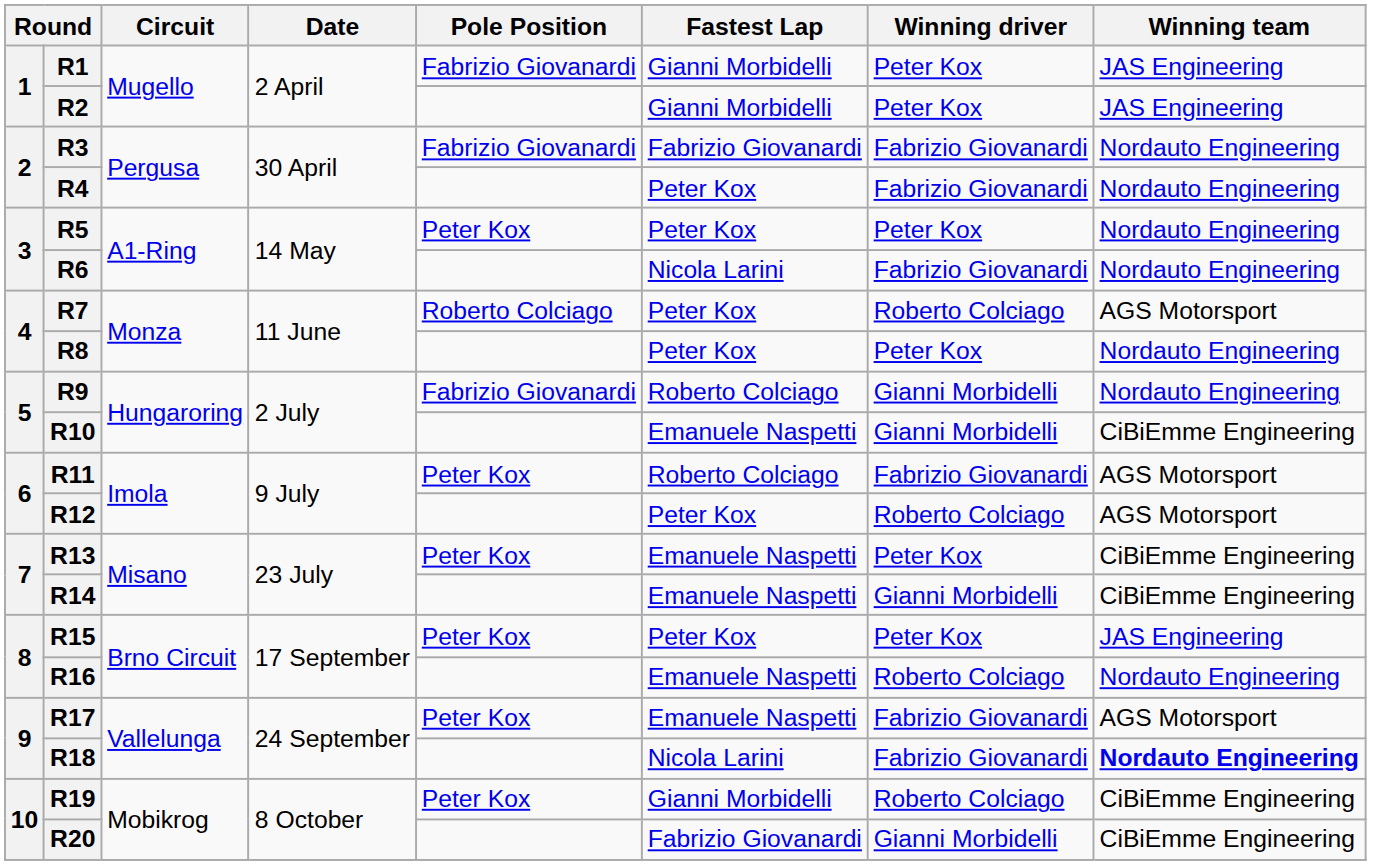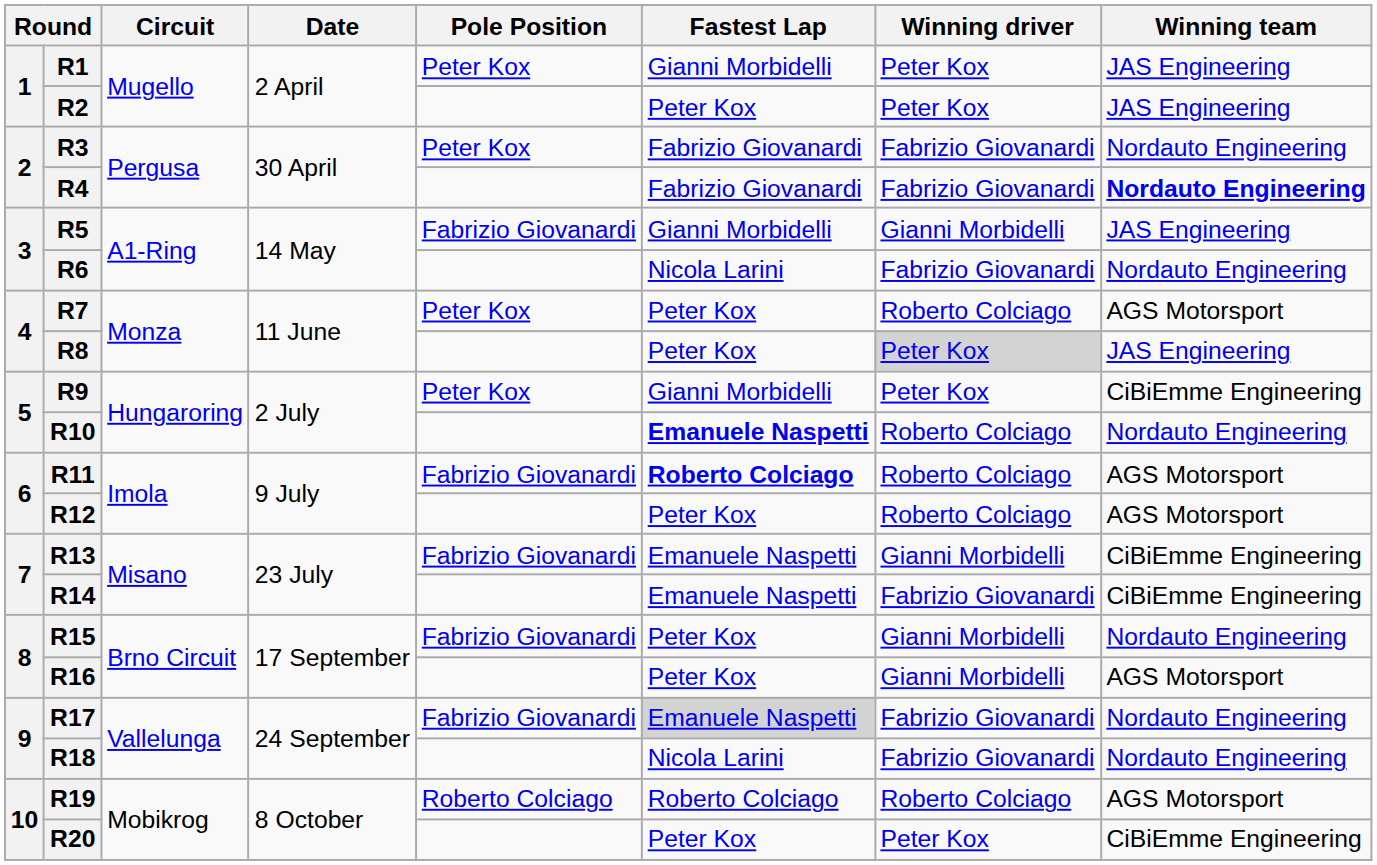(529, 66) Fabrizio Giovanardi -> (476, 66) Peter Kox
(740, 107) Gianni Morbidelli -> (702, 107) Peter Kox
(529, 147) Fabrizio Giovanardi -> (476, 147) Peter Kox
(702, 188) Peter Kox -> (755, 188) Fabrizio Giovanardi
(1220, 188) normal -> (1236, 188) bold
(476, 229) Peter Kox -> (529, 229) Fabrizio Giovanardi
(702, 229) Peter Kox -> (740, 229) Gianni Morbidelli
(928, 229) Peter Kox -> (972, 229) Gianni Morbidelli
(1220, 229) Nordauto Engineering -> (1198, 229) JAS Engineering
(517, 310) Roberto Colciago -> (476, 310) Peter Kox
(928, 351) no background -> (935, 351) lightgrey background
(1220, 351) Nordauto Engineering -> (1198, 351) JAS Engineering
(529, 392) Fabrizio Giovanardi -> (476, 392) Peter Kox
(743, 392) Roberto Colciago -> (740, 392) Gianni Morbidelli
(966, 392) Gianni Morbidelli -> (935, 392) Peter Kox
(1220, 392) Nordauto Engineering -> (1234, 392) CiBiEmme Engineering
(752, 432) normal -> (758, 432) bold
(966, 432) Gianni Morbidelli -> (976, 432) Roberto Colciago
(1227, 432) CiBiEmme Engineering -> (1227, 432) Nordauto Engineering
(476, 473) Peter Kox -> (529, 473) Fabrizio Giovanardi
(743, 473) normal -> (751, 473) bold
(981, 473) Fabrizio Giovanardi -> (976, 473) Roberto Colciago
(476, 554) Peter Kox -> (529, 554) Fabrizio Giovanardi
(928, 554) Peter Kox -> (972, 554) Gianni Morbidelli
(966, 595) Gianni Morbidelli -> (988, 595) Fabrizio Giovanardi
(476, 636) Peter Kox -> (529, 636) Fabrizio Giovanardi
(928, 636) Peter Kox -> (972, 636) Gianni Morbidelli
(1192, 636) JAS Engineering -> (1227, 636) Nordauto Engineering
(752, 676) Emanuele Naspetti -> (702, 676) Peter Kox
(969, 676) Roberto Colciago -> (972, 676) Gianni Morbidelli
(1220, 676) Nordauto Engineering -> (1195, 676) AGS Motorsport
(476, 717) Peter Kox -> (529, 717) Fabrizio Giovanardi
(752, 717) no background -> (752, 717) lightgrey background
(1188, 717) AGS Motorsport -> (1227, 717) Nordauto Engineering
(1229, 758) bold -> (1227, 758) normal
(476, 799) Peter Kox -> (517, 799) Roberto Colciago
(740, 799) Gianni Morbidelli -> (743, 799) Roberto Colciago
(1227, 799) CiBiEmme Engineering -> (1195, 799) AGS Motorsport
(755, 839) Fabrizio Giovanardi -> (702, 839) Peter Kox
(966, 839) Gianni Morbidelli -> (935, 839) Peter Kox
